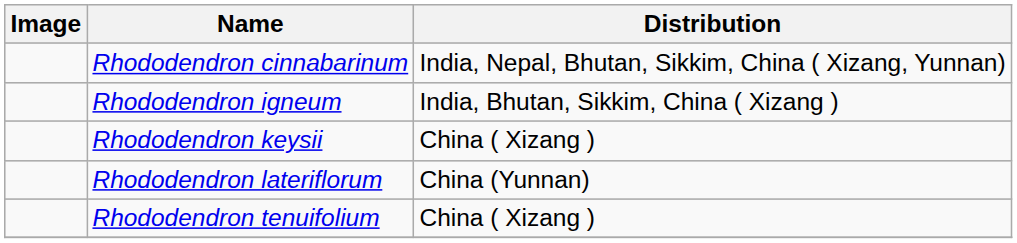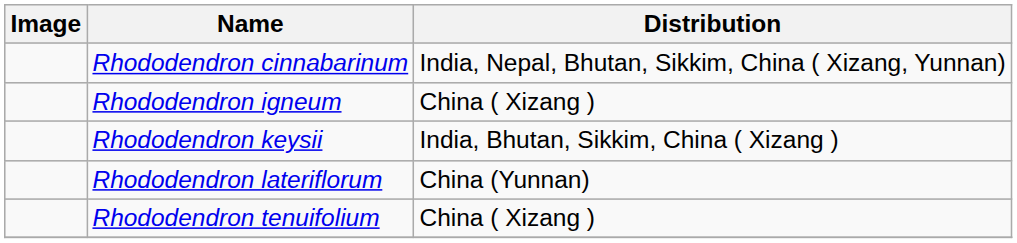(629, 101) India, Bhutan, Sikkim, China ( Xizang ) -> (507, 101) China ( Xizang )
(507, 140) China ( Xizang ) -> (629, 140) India, Bhutan, Sikkim, China ( Xizang )
